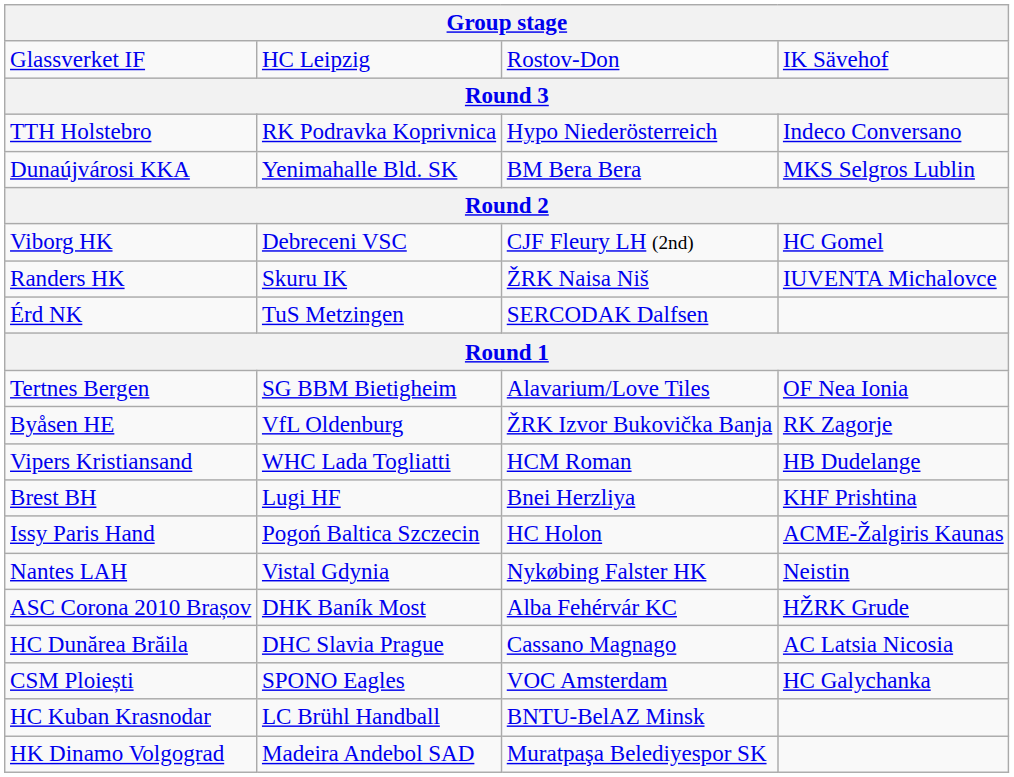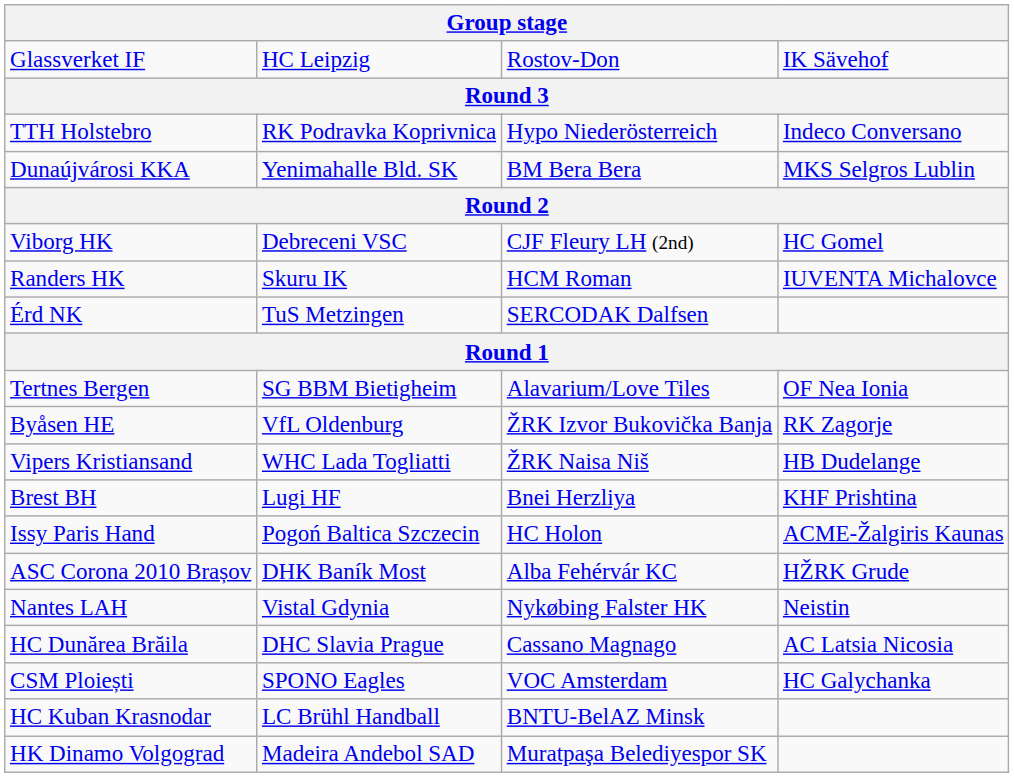(578, 278) ŽRK Naisa Niš -> (569, 278) HCM Roman
(569, 461) HCM Roman -> (578, 461) ŽRK Naisa Niš
rows swapped: (69, 570) <-> (131, 607)
